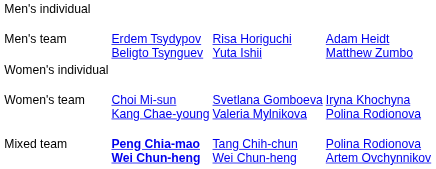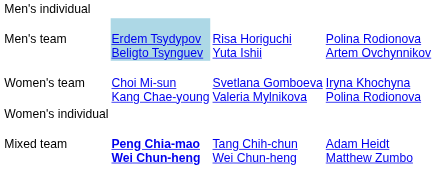(157, 46) no background -> (157, 46) lightblue background
(369, 46) Adam Heidt Matthew Zumbo -> (378, 46) Polina Rodionova Artem Ovchynnikov
rows swapped: (56, 70) <-> (45, 100)
(378, 151) Polina Rodionova Artem Ovchynnikov -> (369, 151) Adam Heidt Matthew Zumbo
